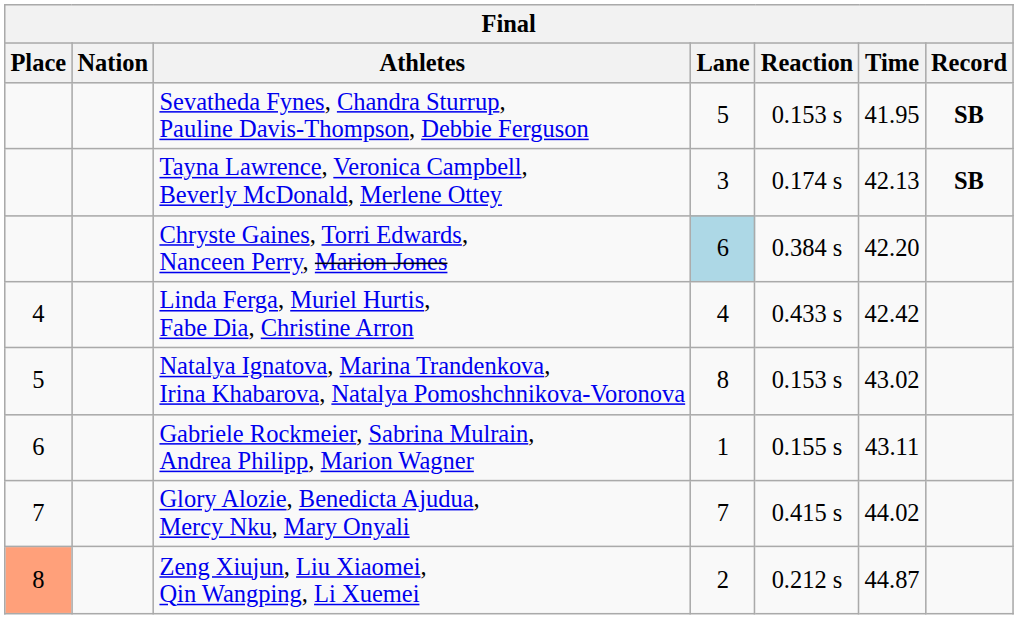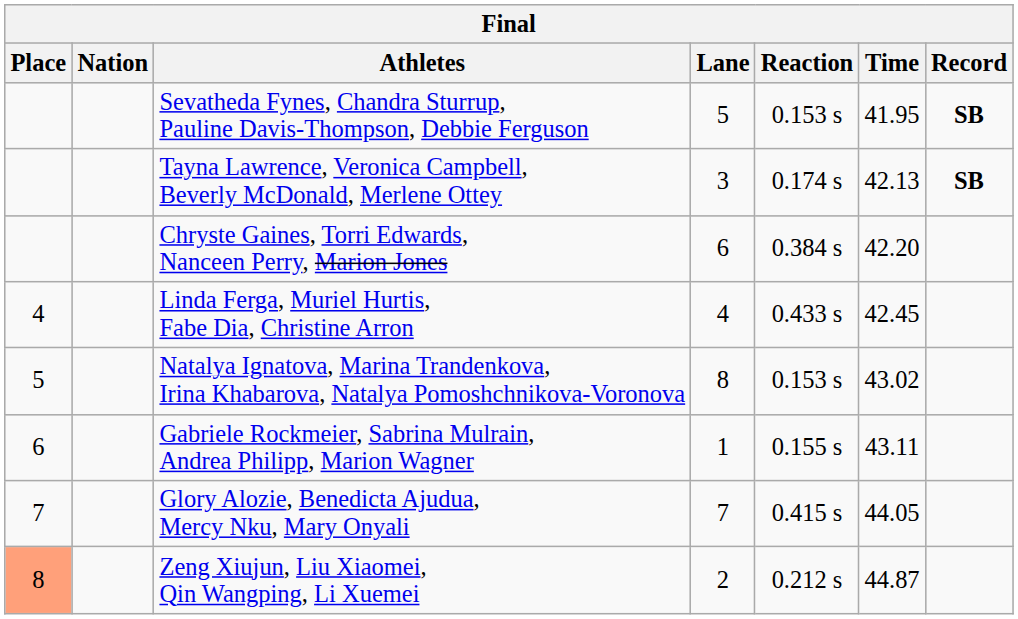(723, 248) lightblue background -> (723, 248) no background
(892, 314) 42.42 -> (892, 314) 42.45
(892, 513) 44.02 -> (892, 513) 44.05
